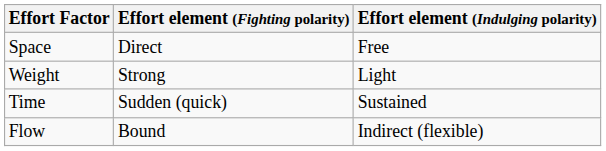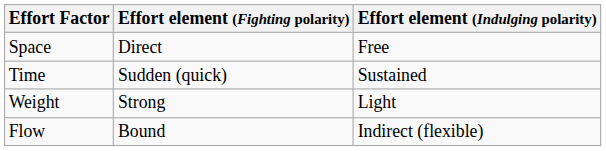rows swapped: (34, 74) <-> (27, 103)
